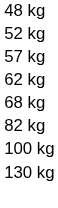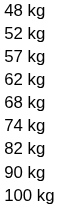+ row: (25, 126)
+ row: (25, 172)
- row: (29, 172)
